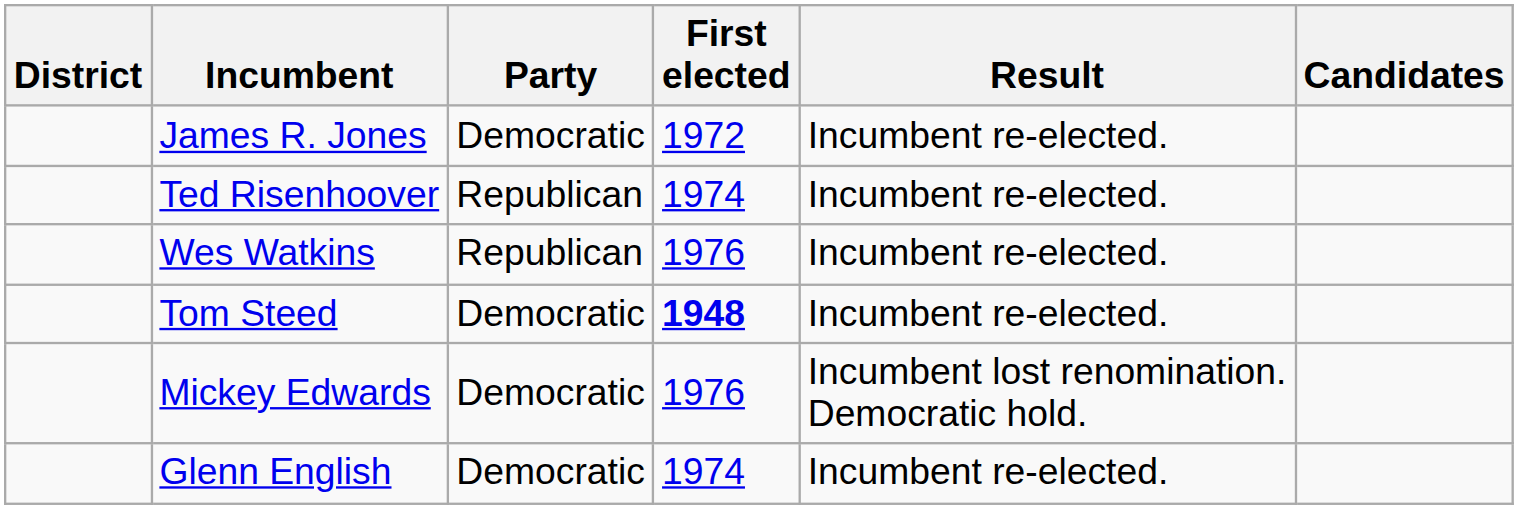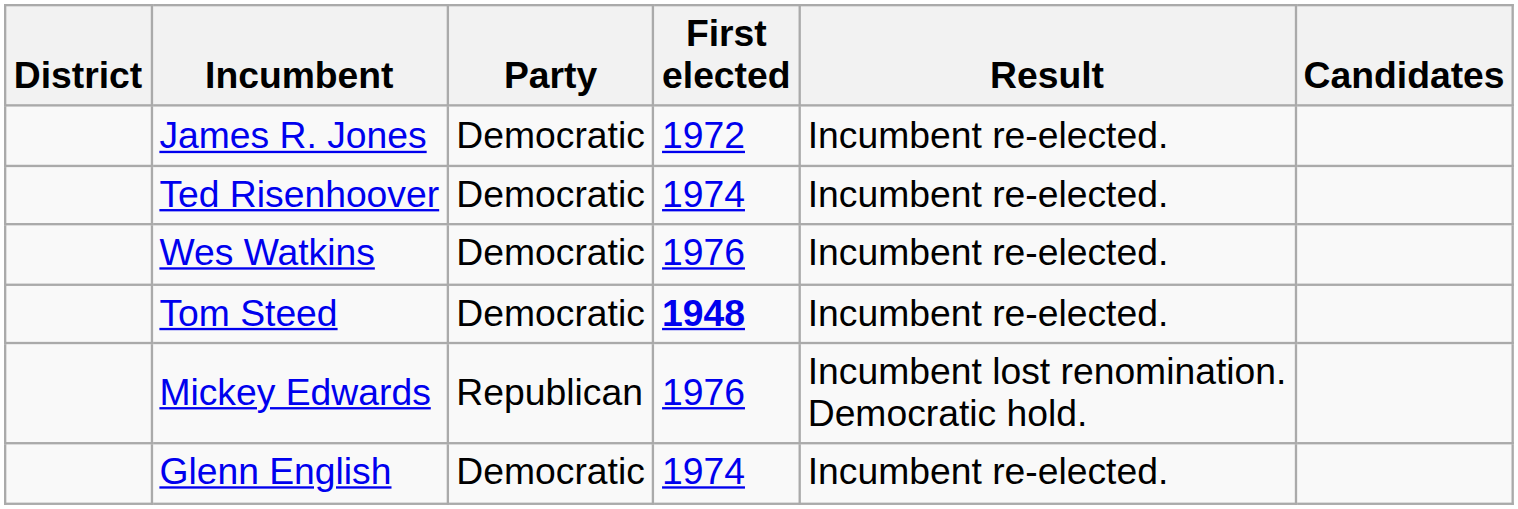(550, 194) Republican -> (551, 194) Democratic
(550, 253) Republican -> (551, 253) Democratic
(551, 392) Democratic -> (550, 392) Republican
